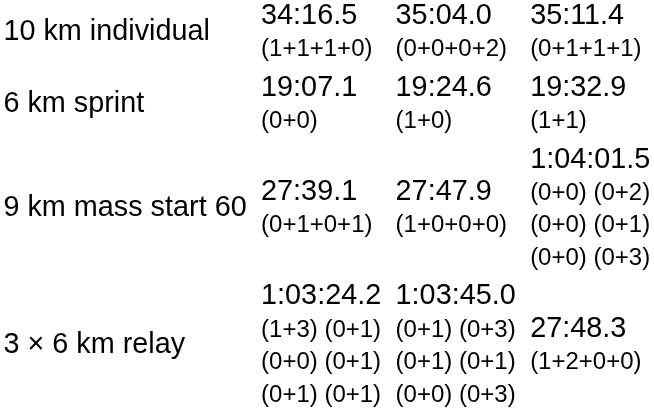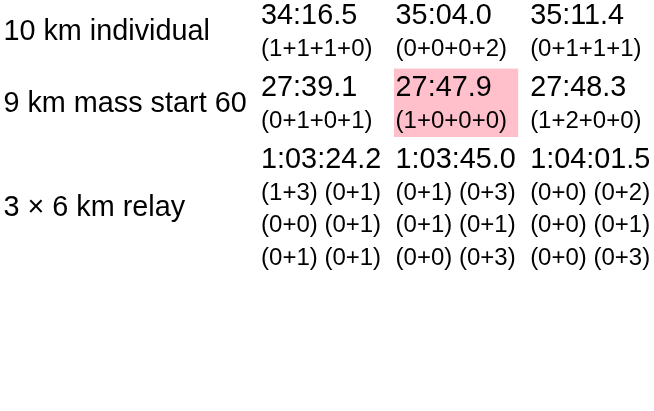- row: (74, 102)
(451, 206) no background -> (451, 102) pink background
(590, 206) 1:04:01.5 (0+0) (0+2) (0+0) (0+1) (0+0) (0+3) -> (586, 102) 27:48.3 (1+2+0+0)
(586, 343) 27:48.3 (1+2+0+0) -> (590, 206) 1:04:01.5 (0+0) (0+2) (0+0) (0+1) (0+0) (0+3)
